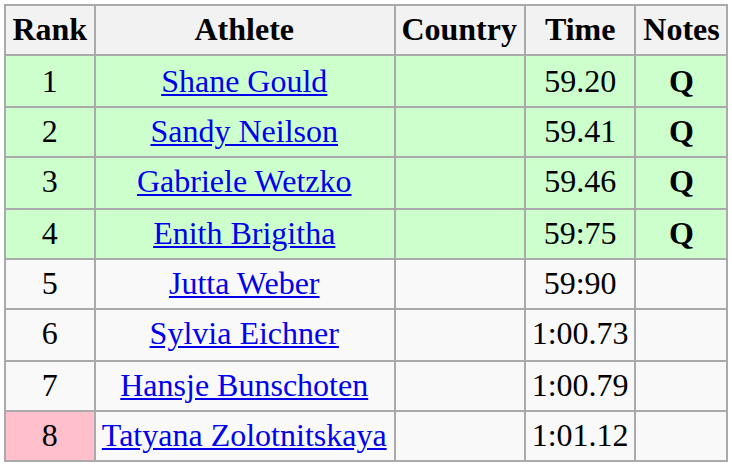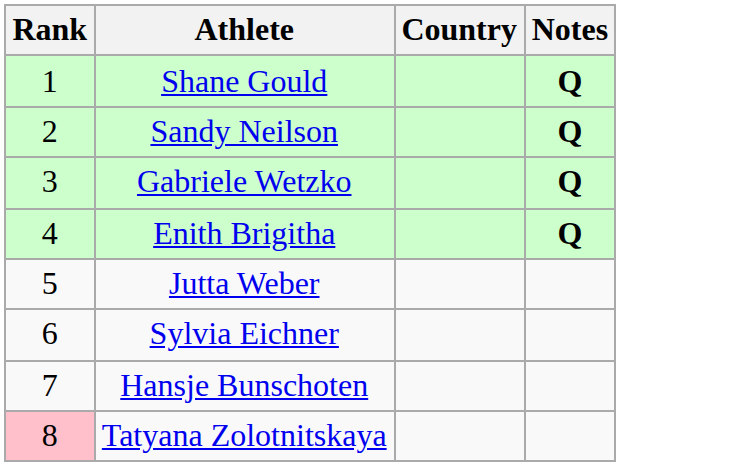- column: (580, 29)
